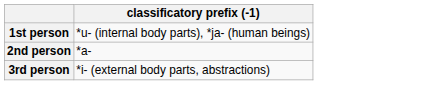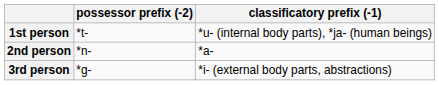+ column: (135, 13)
